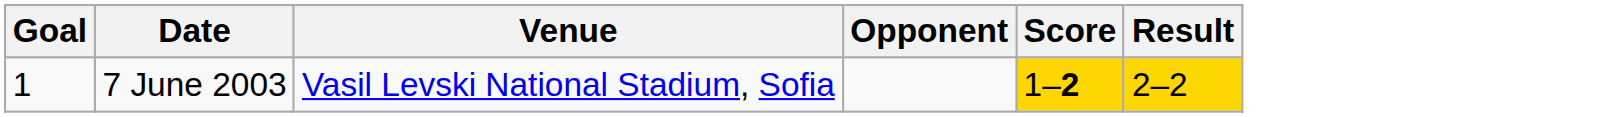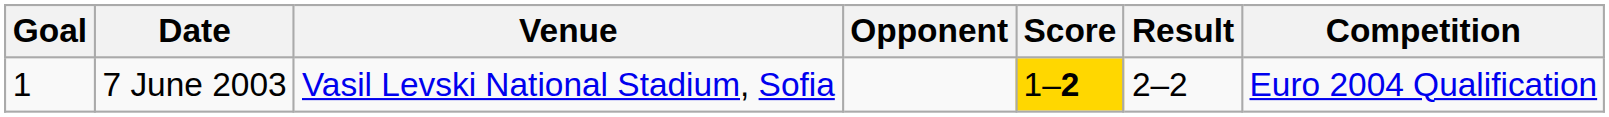+ column: (1423, 31)
(1160, 84) gold background -> (1160, 84) no background
